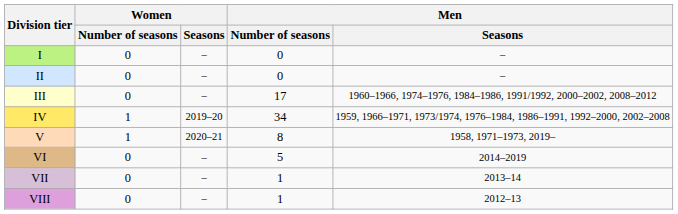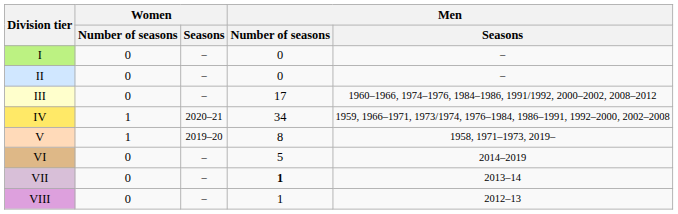(204, 117) 2019–20 -> (204, 117) 2020–21
(204, 137) 2020–21 -> (204, 137) 2019–20
(280, 178) normal -> (280, 178) bold
